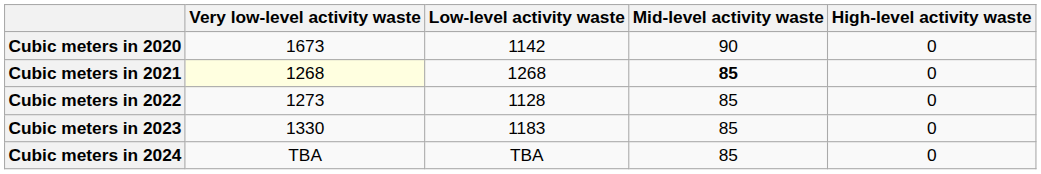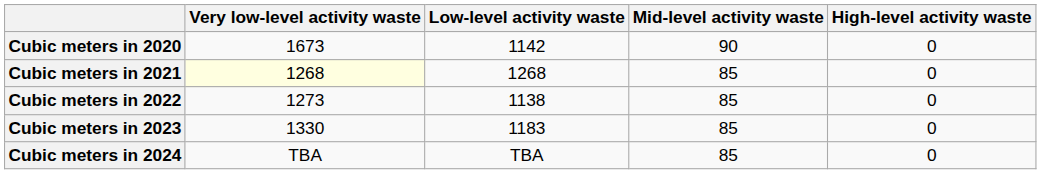(728, 73) bold -> (728, 73) normal
(527, 100) 1128 -> (527, 100) 1138
